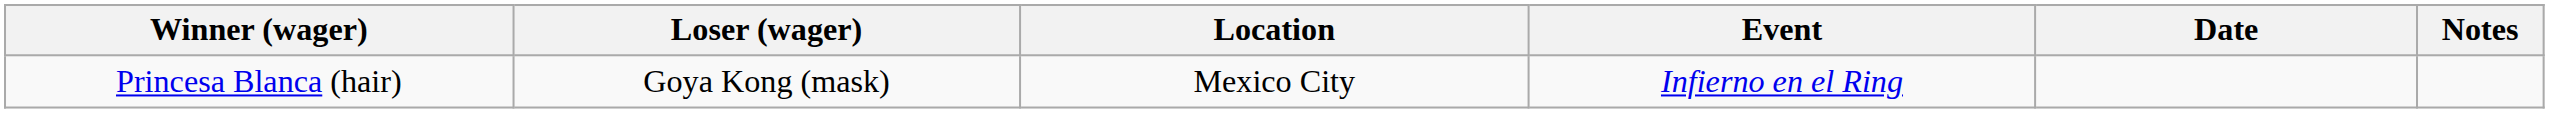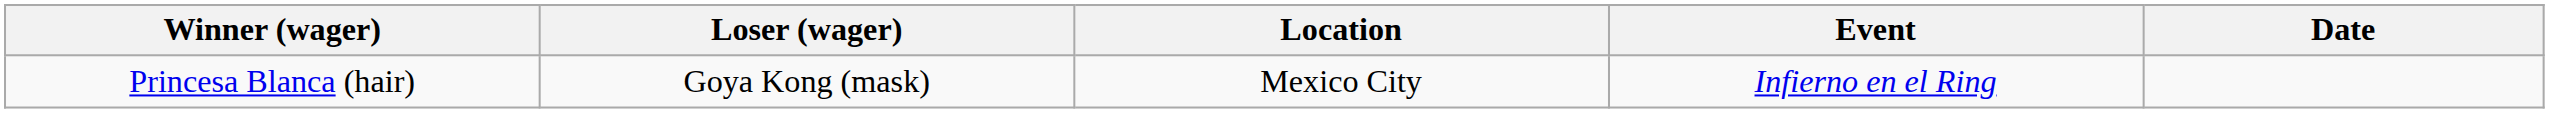- column: (2480, 30)
